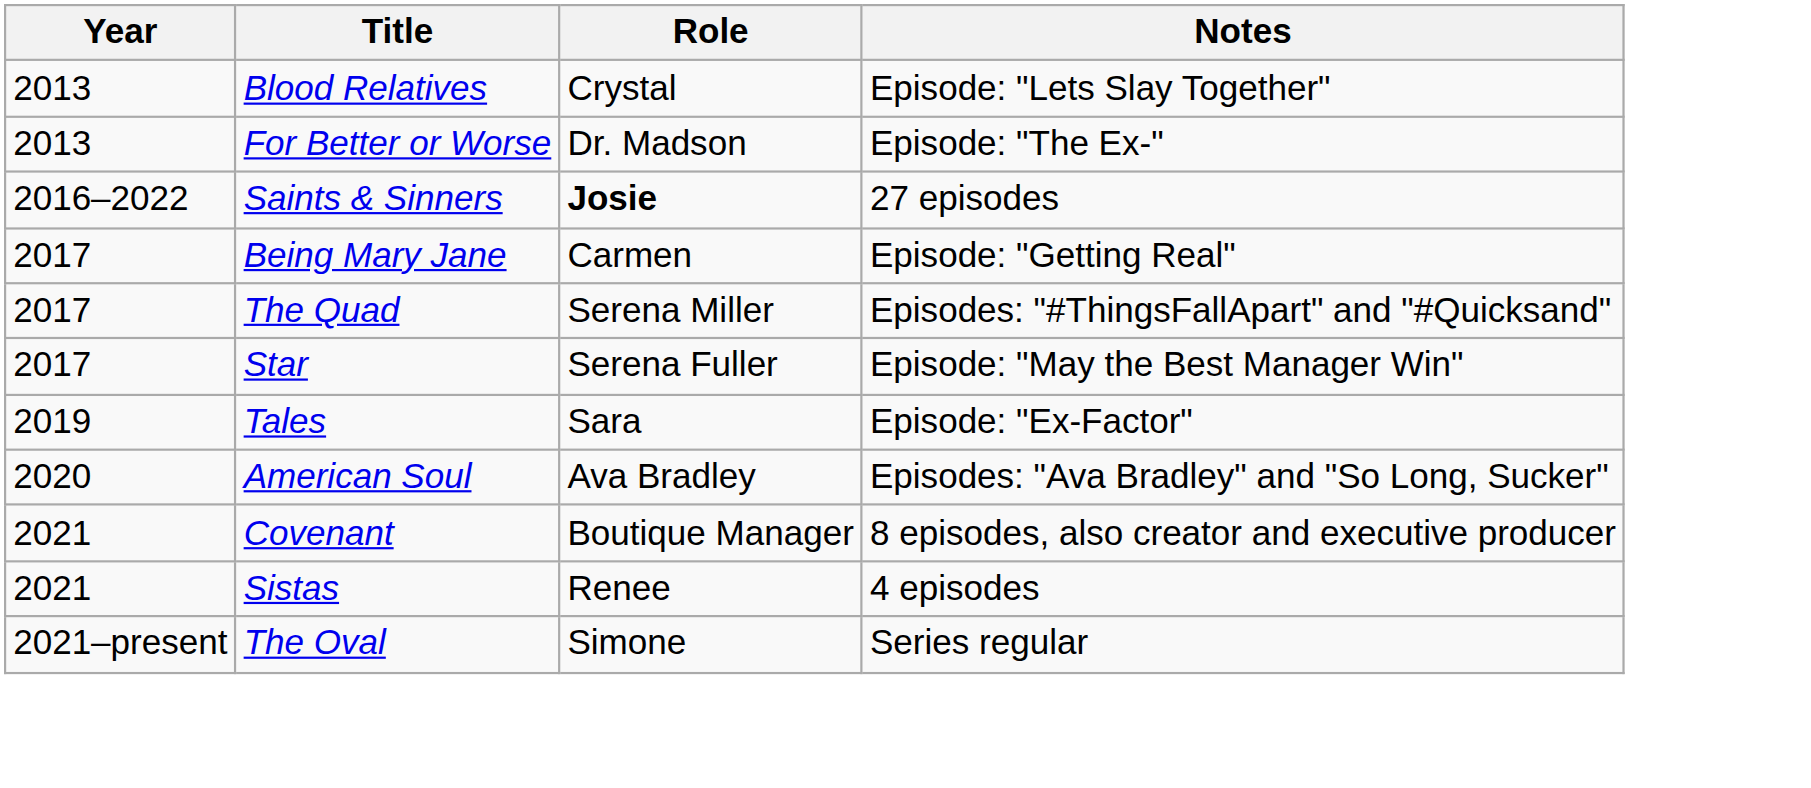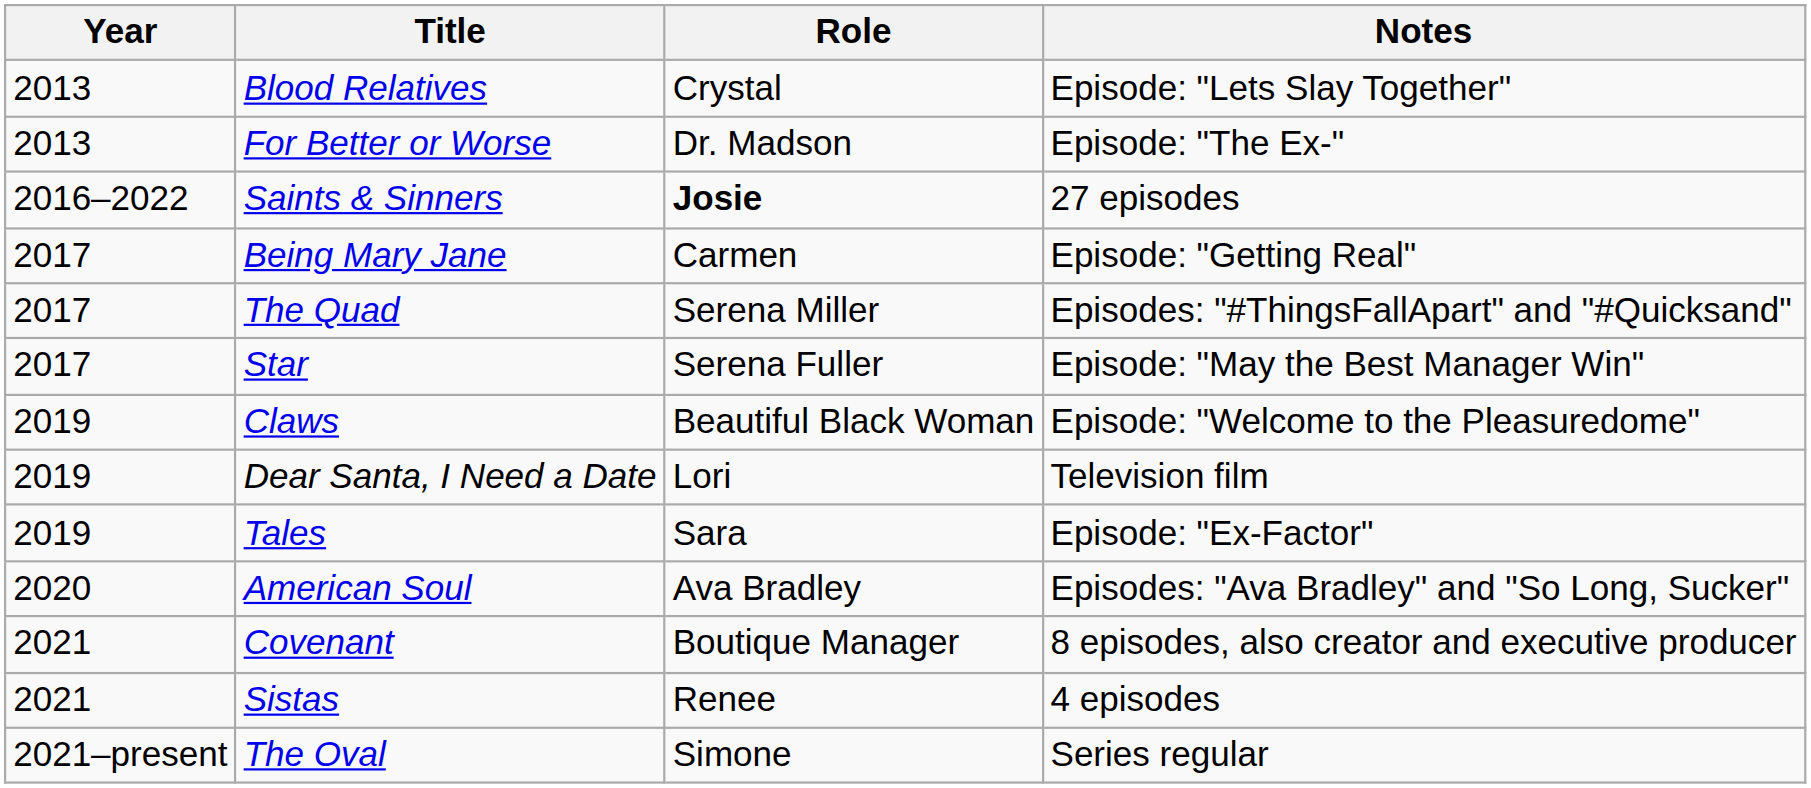+ row: (291, 421)
+ row: (450, 476)
